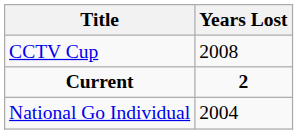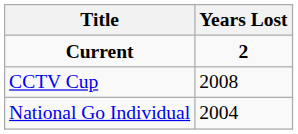rows swapped: (100, 81) <-> (54, 50)
